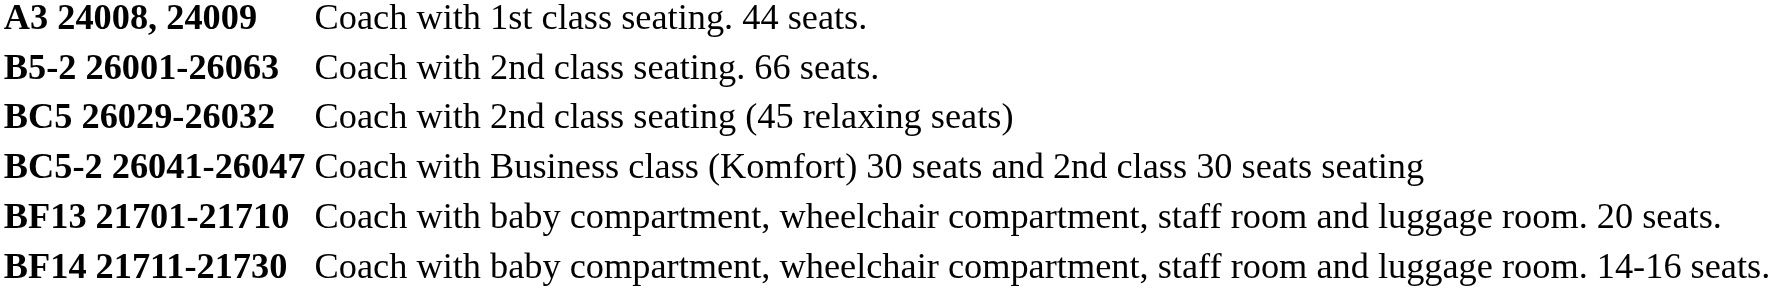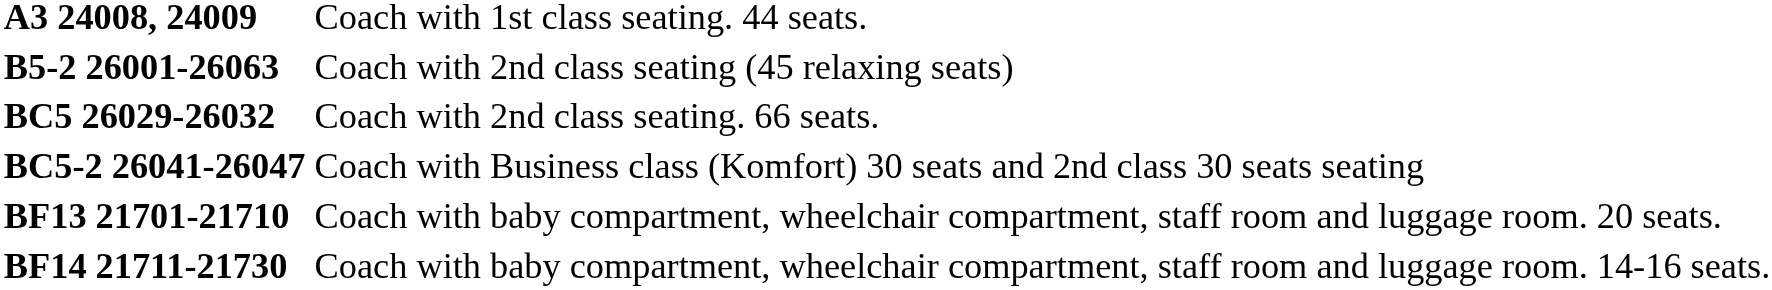(597, 66) Coach with 2nd class seating. 66 seats. -> (664, 66) Coach with 2nd class seating (45 relaxing seats)
(664, 116) Coach with 2nd class seating (45 relaxing seats) -> (597, 116) Coach with 2nd class seating. 66 seats.
